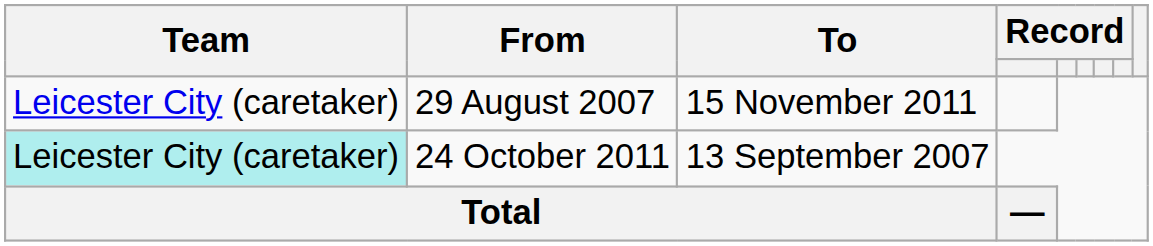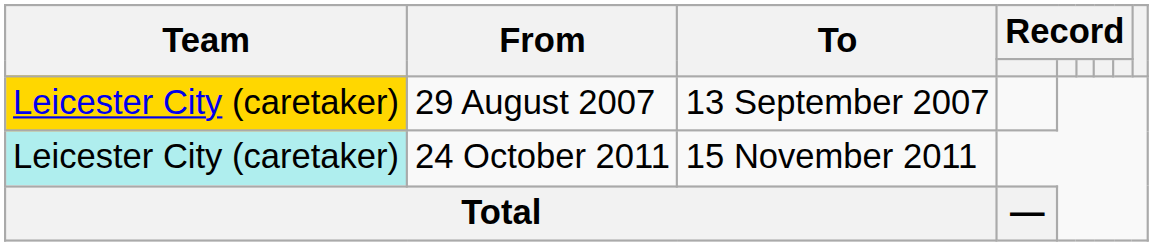(206, 102) no background -> (206, 102) gold background
(832, 102) 15 November 2011 -> (838, 102) 13 September 2007
(838, 157) 13 September 2007 -> (832, 157) 15 November 2011
